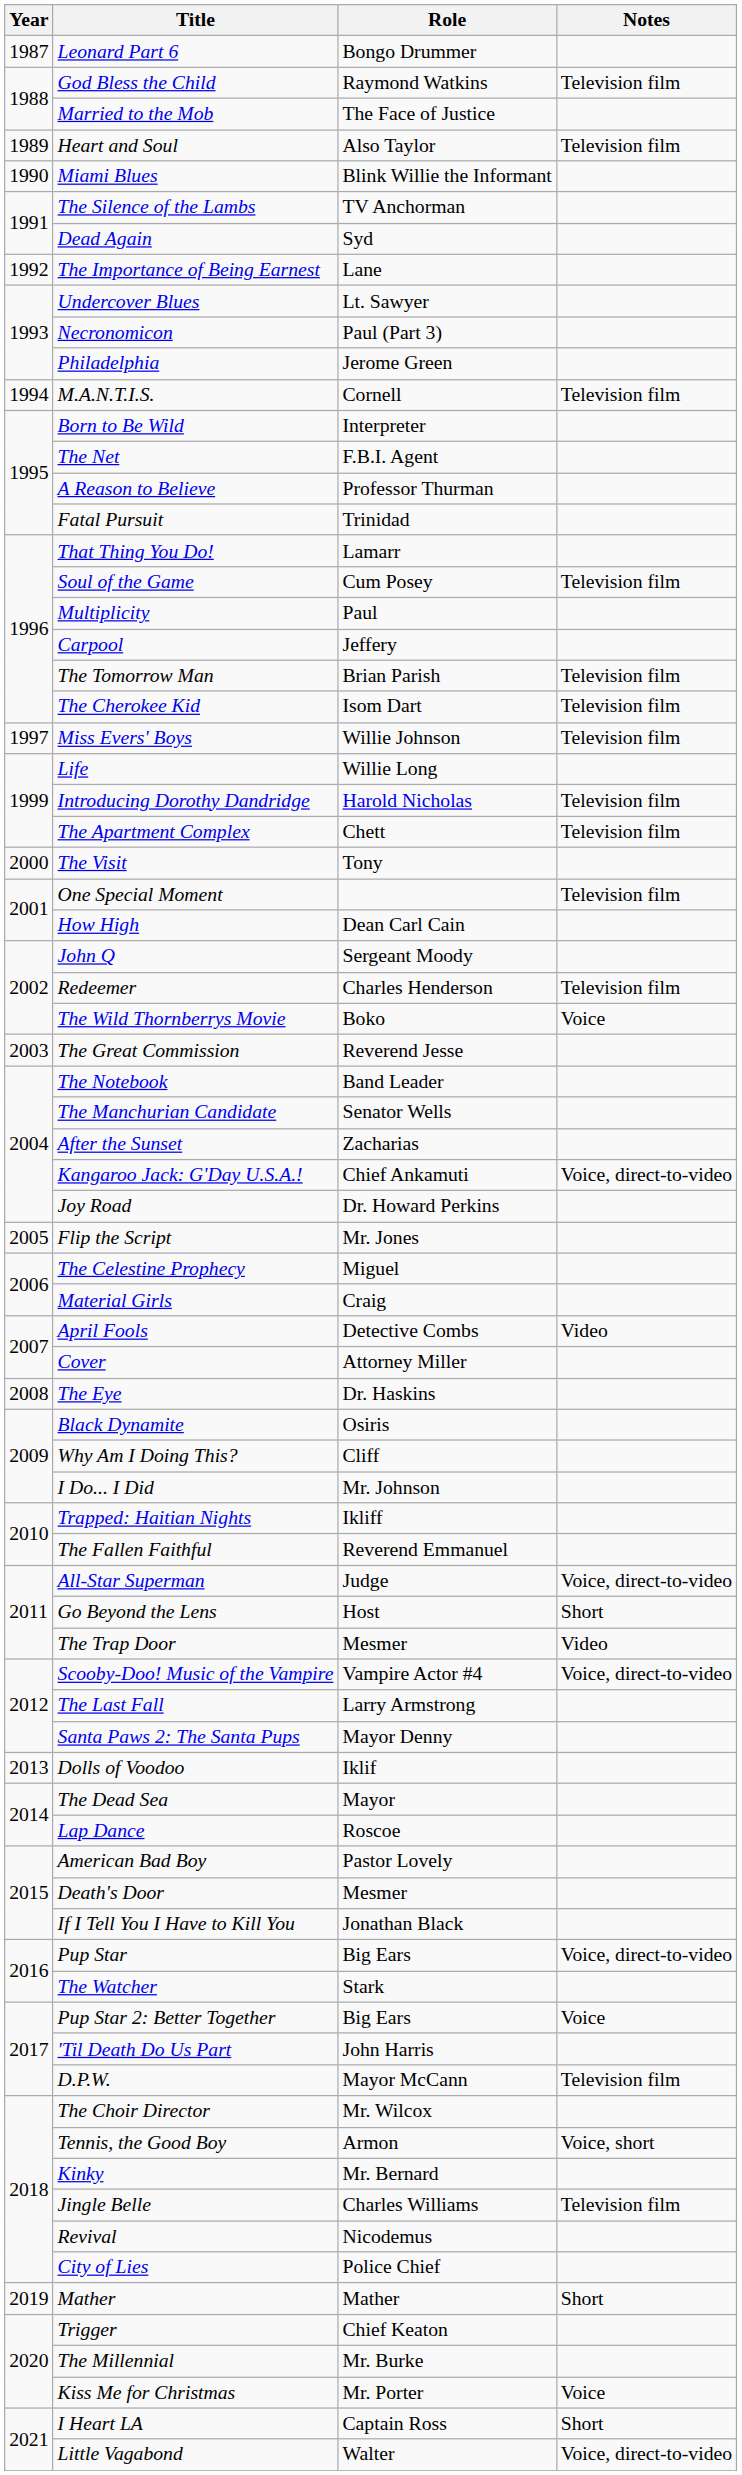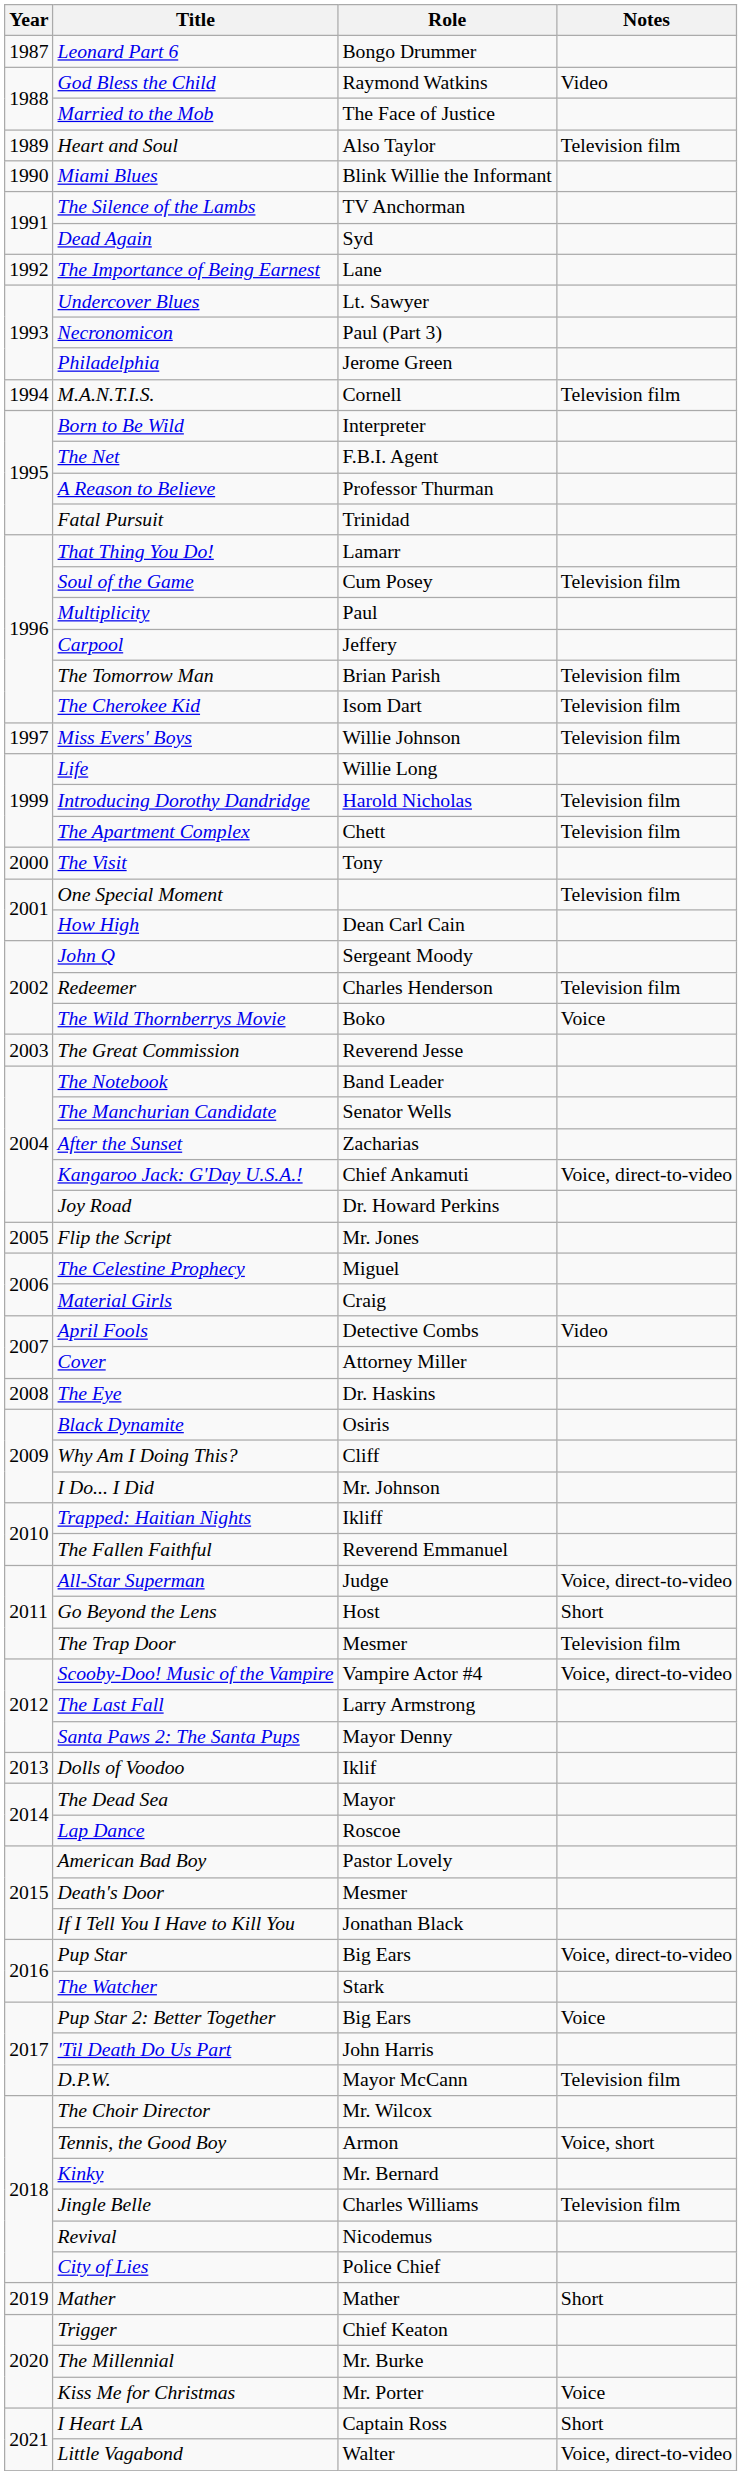(621, 82) Television film -> (584, 82) Video
(584, 1643) Video -> (621, 1643) Television film
